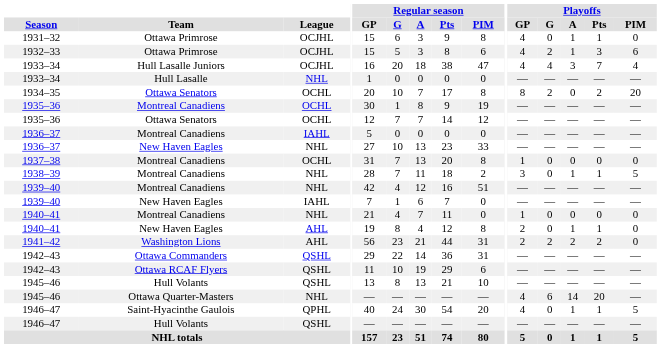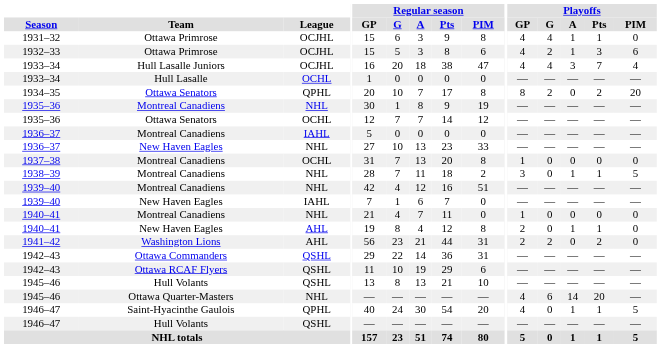(550, 38) 0 -> (550, 38) 4
(317, 78) NHL -> (317, 78) OCHL
(317, 92) OCHL -> (317, 92) QPHL
(317, 106) OCHL -> (317, 106) NHL
(573, 242) 2 -> (573, 242) 0
